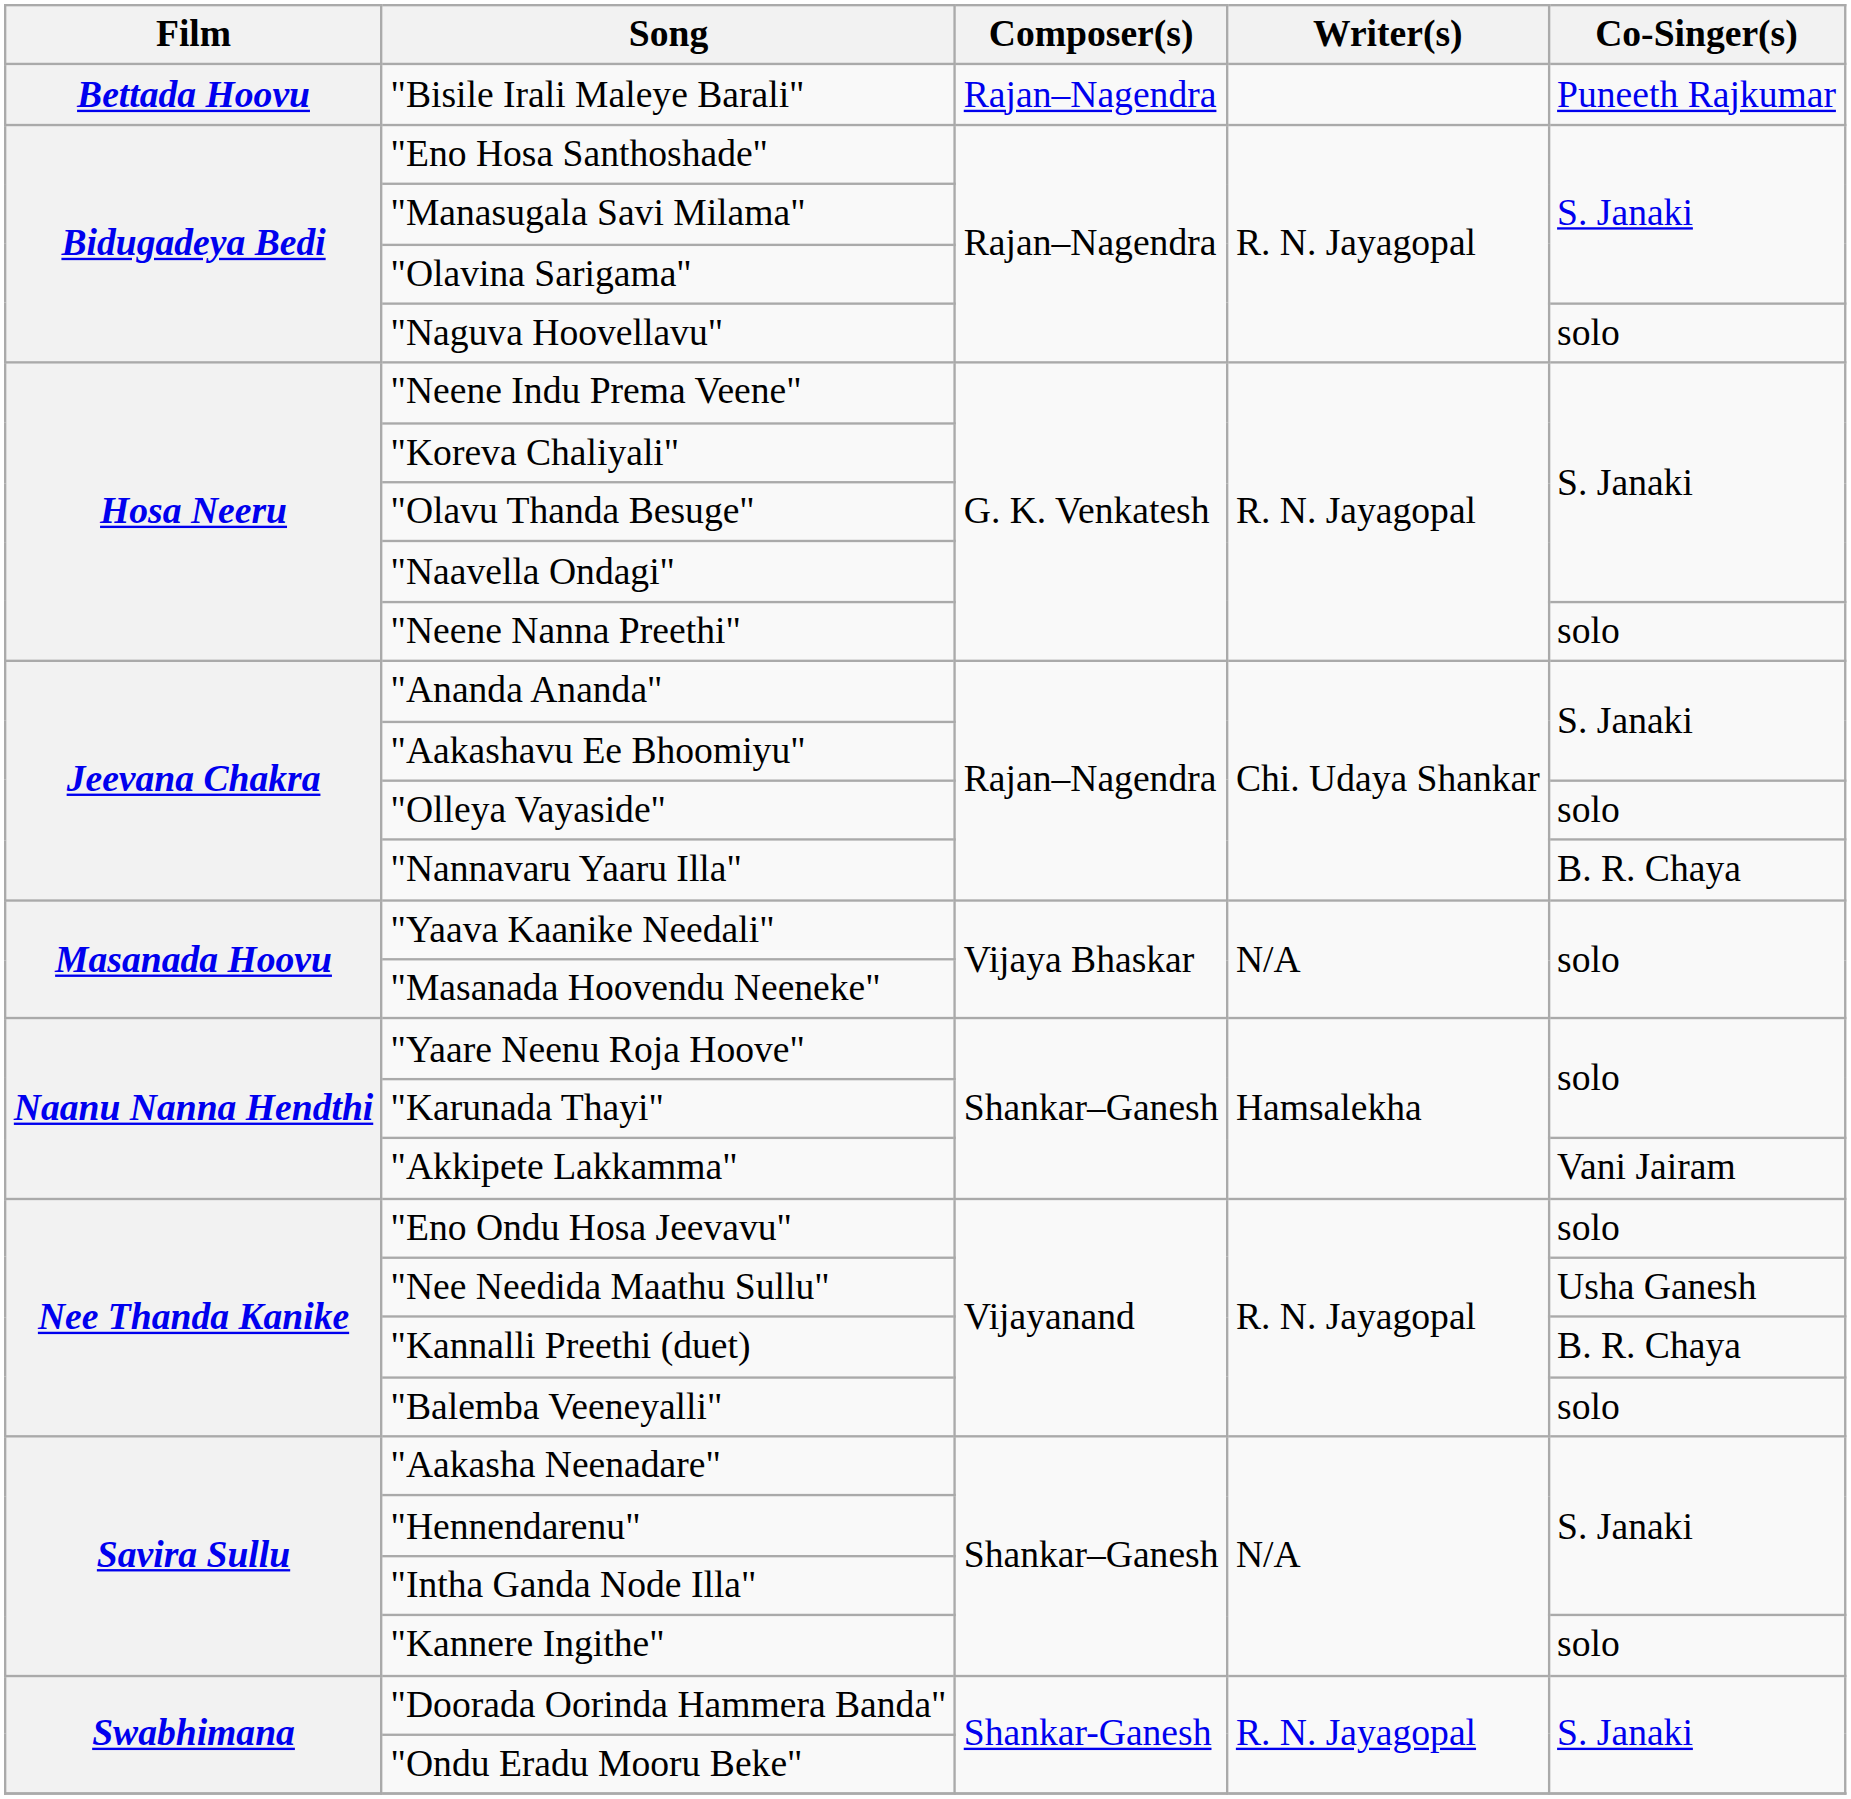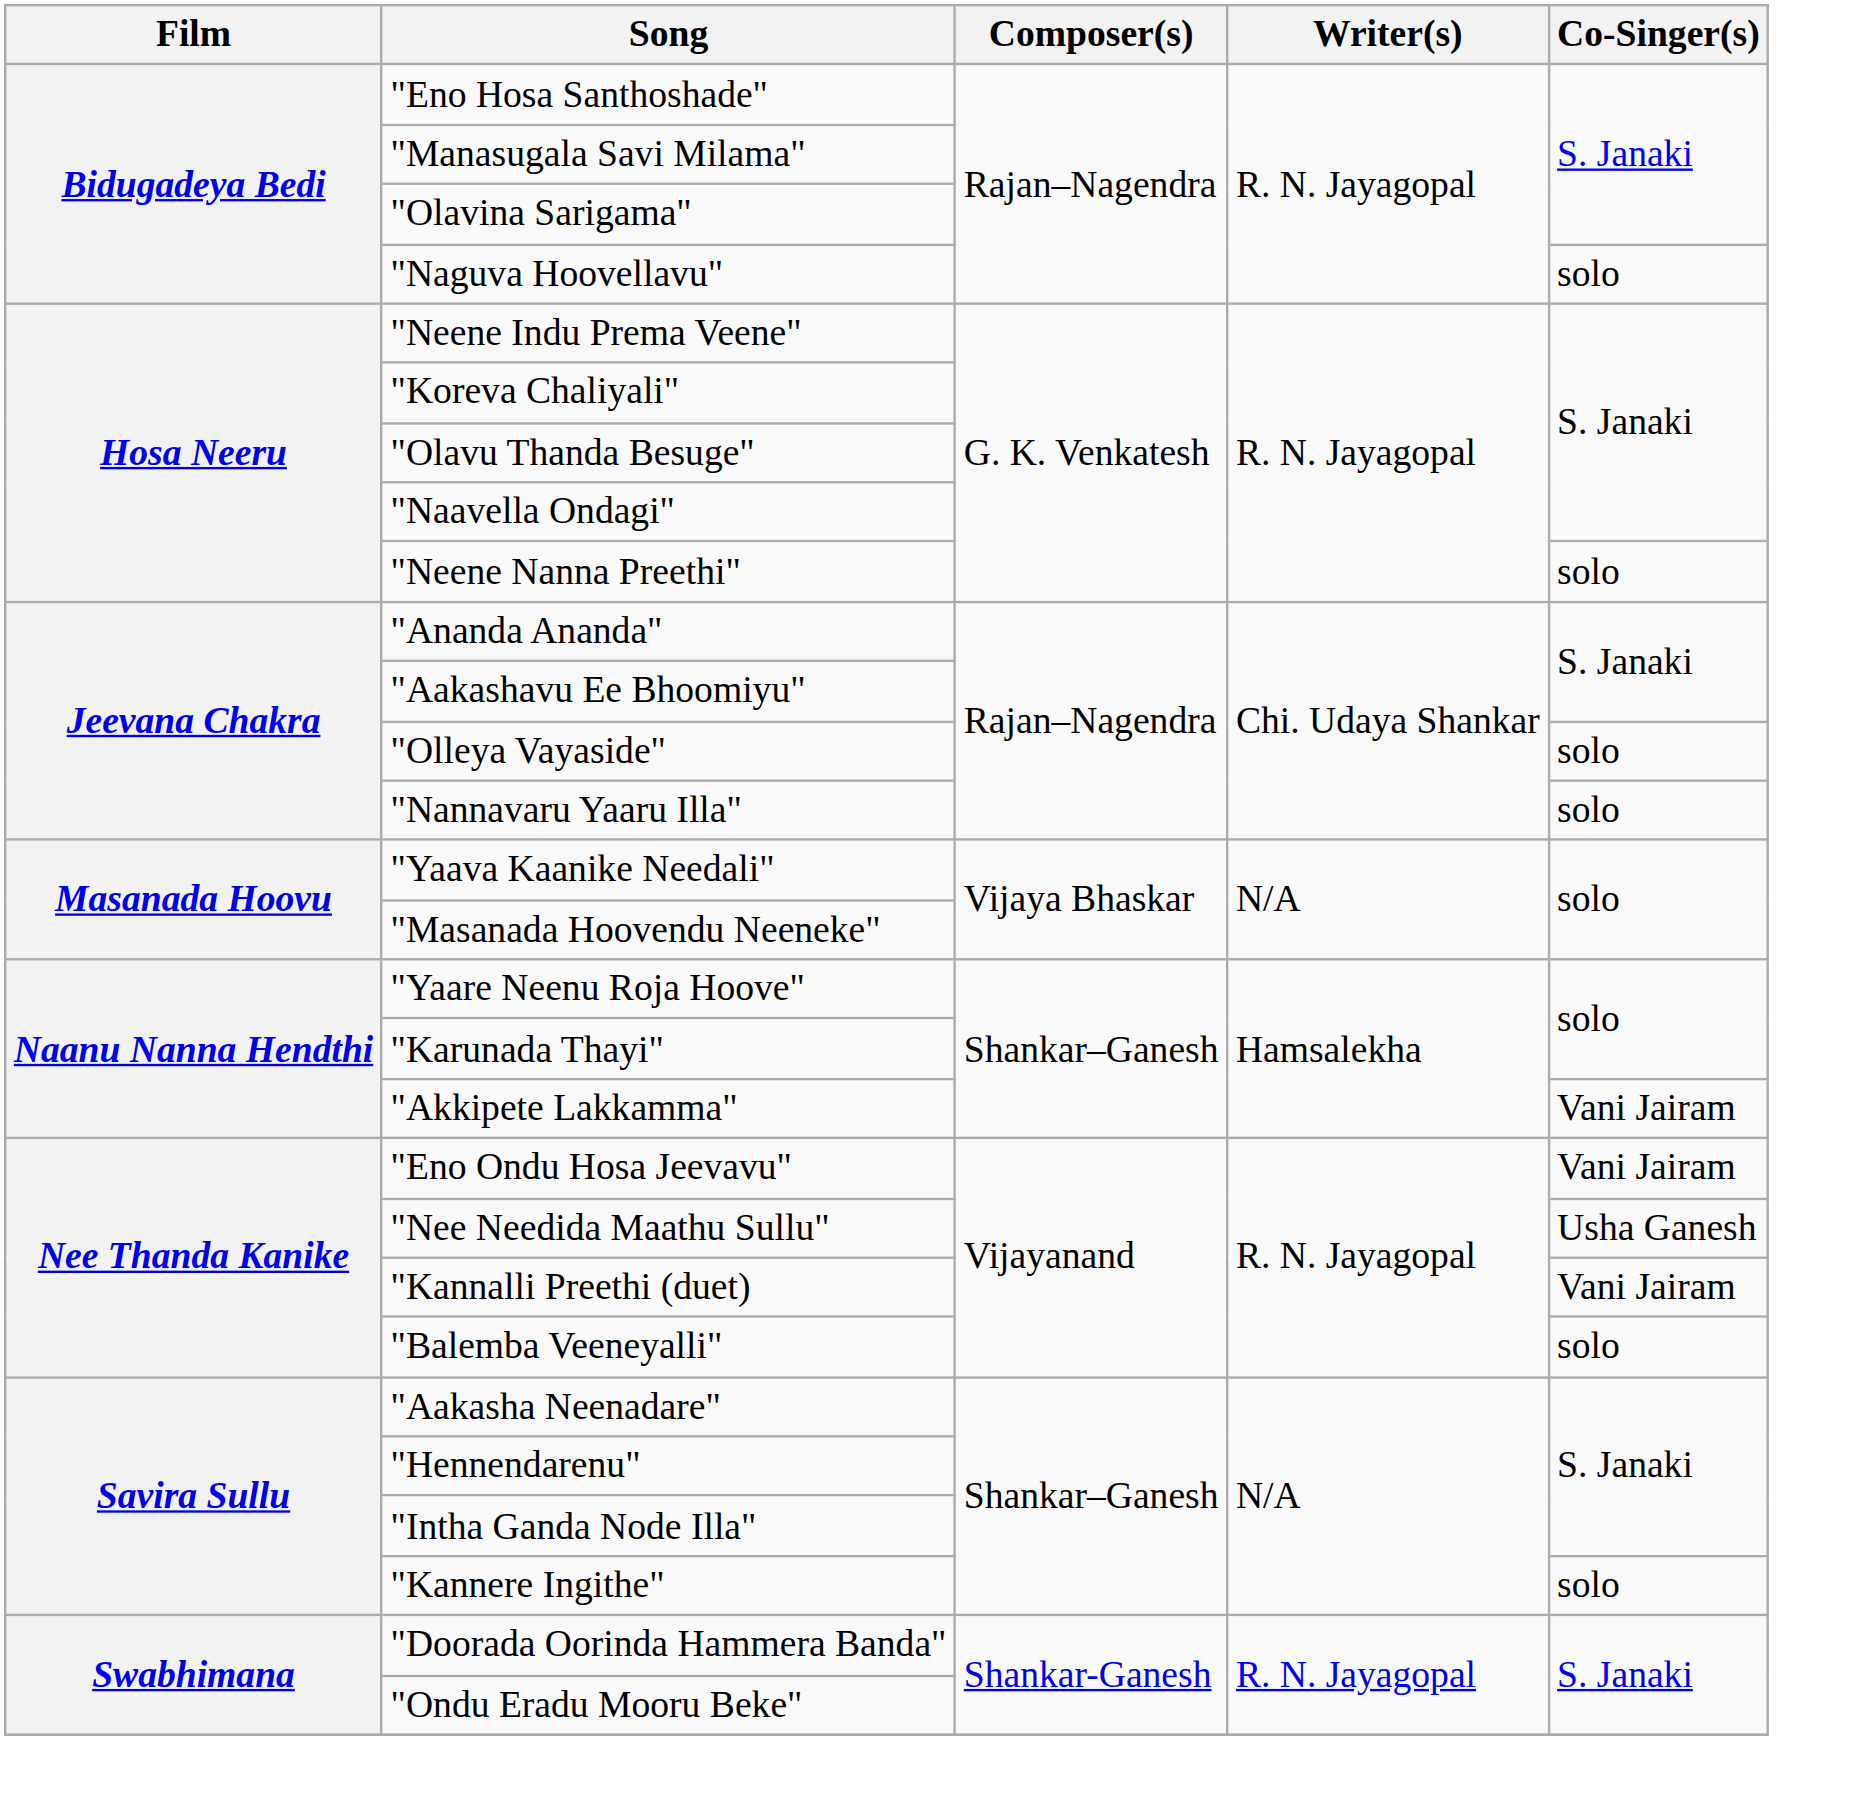- row: (598, 93)
(1649, 869) B. R. Chaya -> (1588, 809) solo
(1588, 1226) solo -> (1646, 1167) Vani Jairam
(1649, 1346) B. R. Chaya -> (1646, 1286) Vani Jairam
